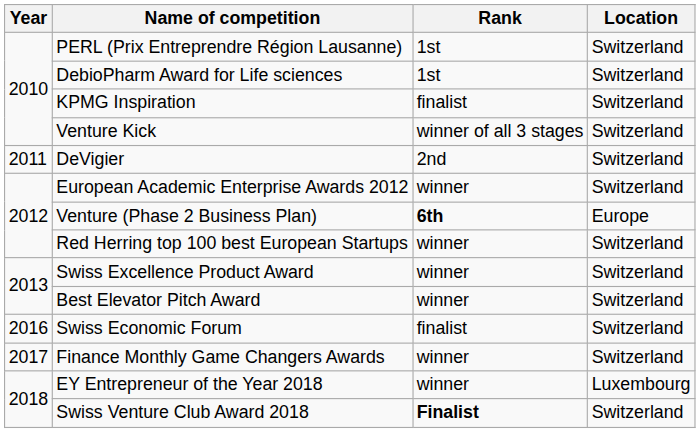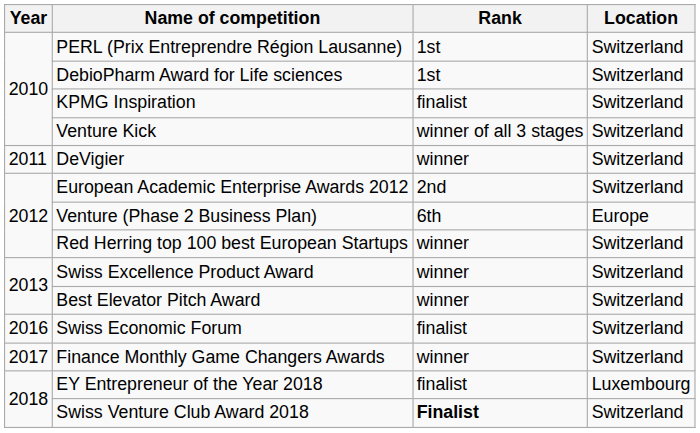(431, 159) 2nd -> (443, 159) winner
(443, 187) winner -> (431, 187) 2nd
(430, 215) bold -> (429, 215) normal
(443, 384) winner -> (442, 384) finalist
